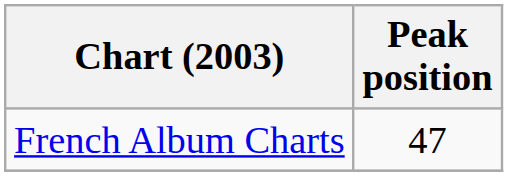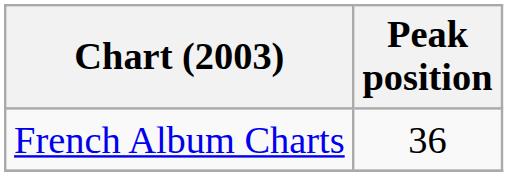(427, 139) 47 -> (427, 139) 36
